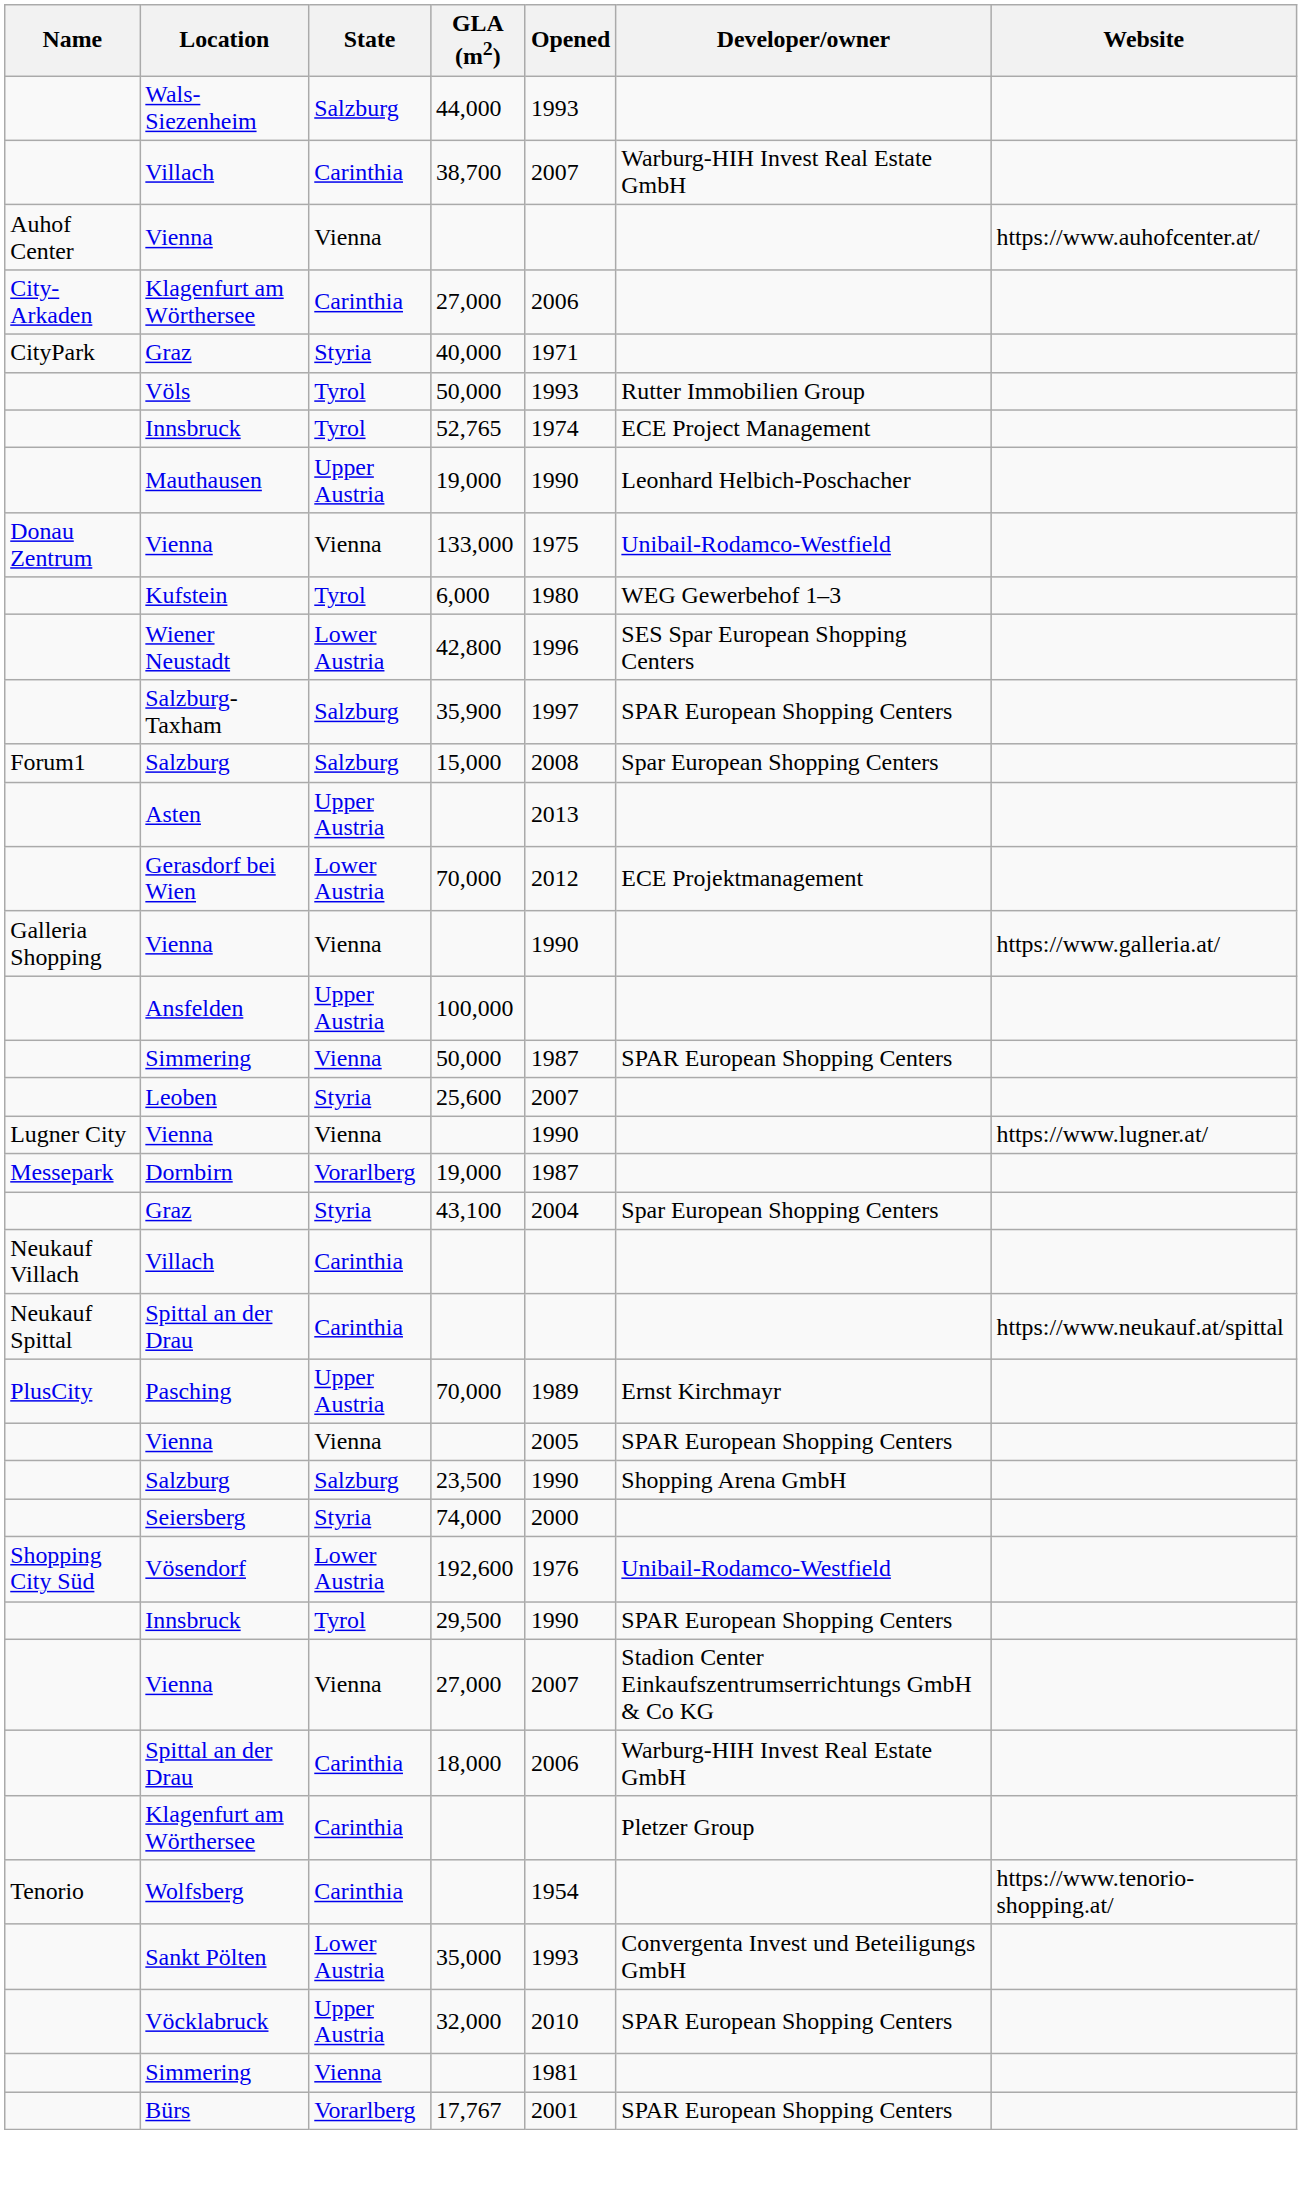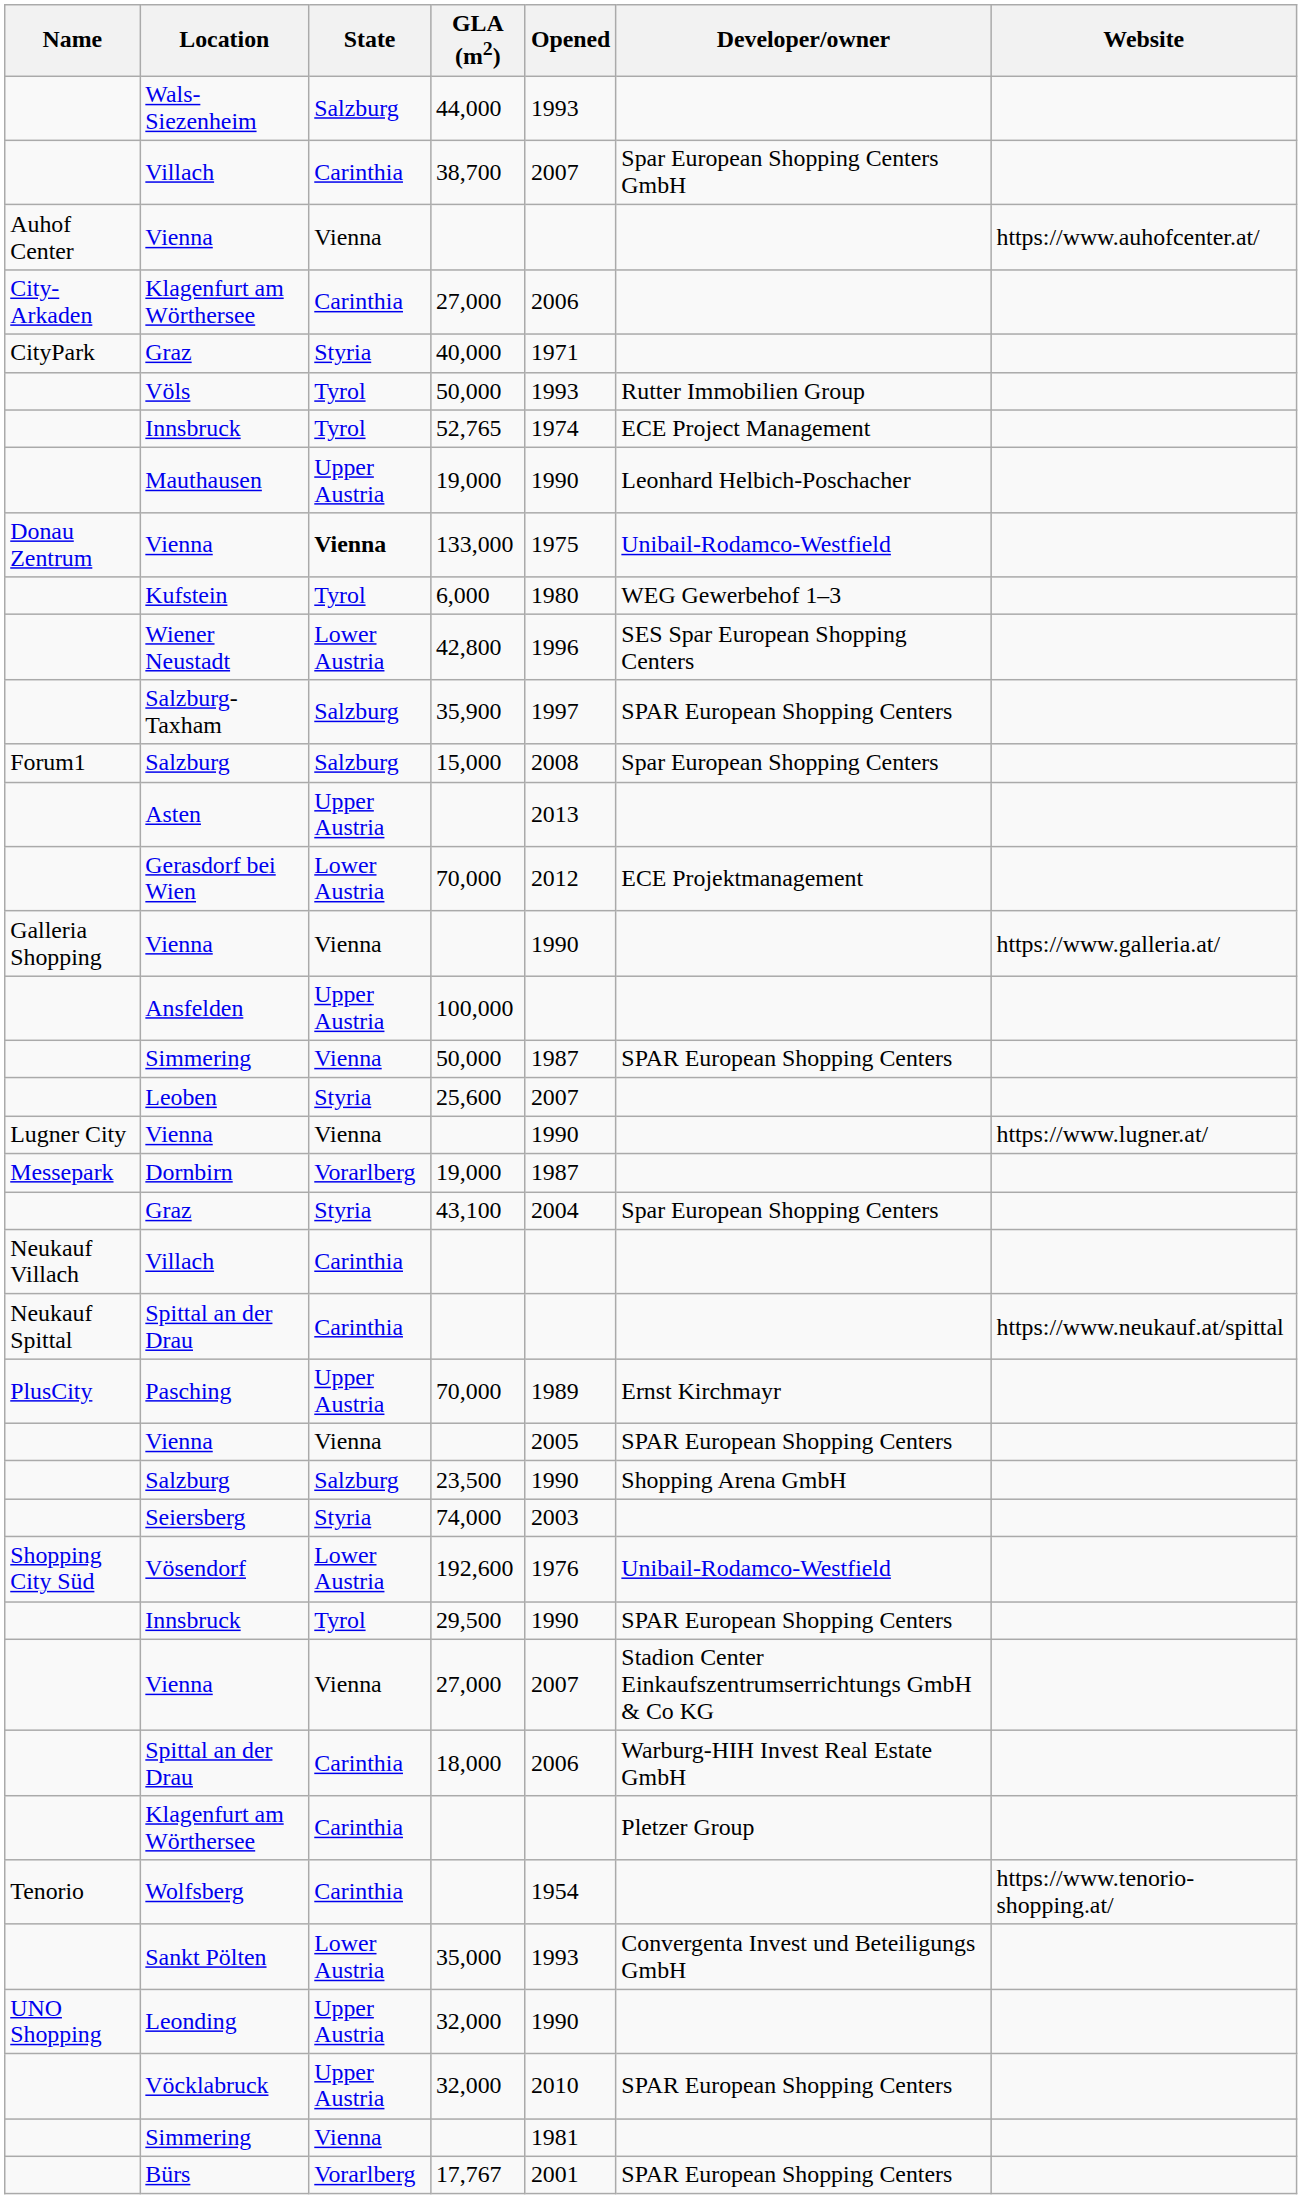(777, 172) Warburg-HIH Invest Real Estate GmbH -> (780, 172) Spar European Shopping Centers GmbH
(348, 544) normal -> (350, 544) bold
(555, 1517) 2000 -> (555, 1517) 2003
+ row: (191, 2021)
